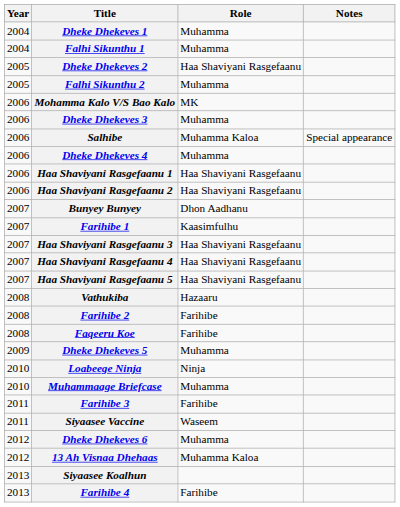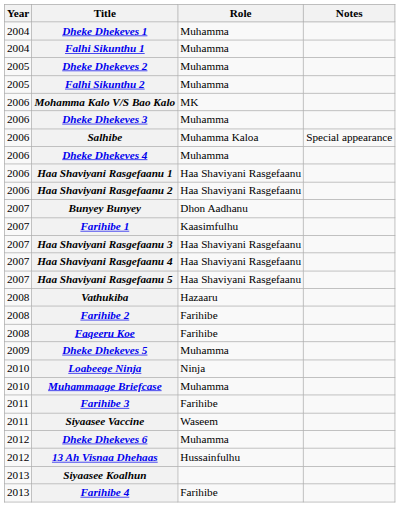(241, 66) Haa Shaviyani Rasgefaanu -> (205, 66) Muhamma
(219, 457) Muhamma Kaloa -> (210, 457) Hussainfulhu
